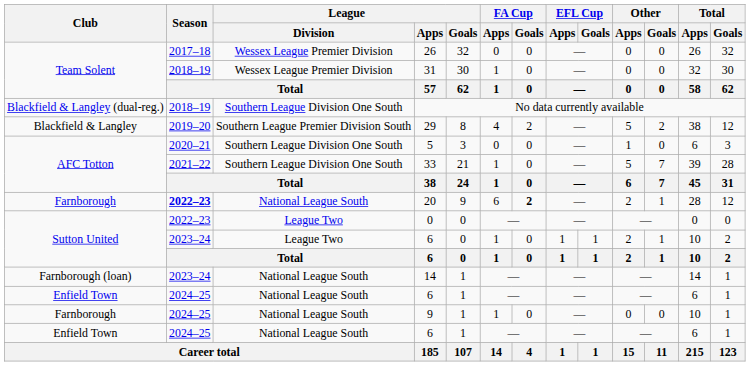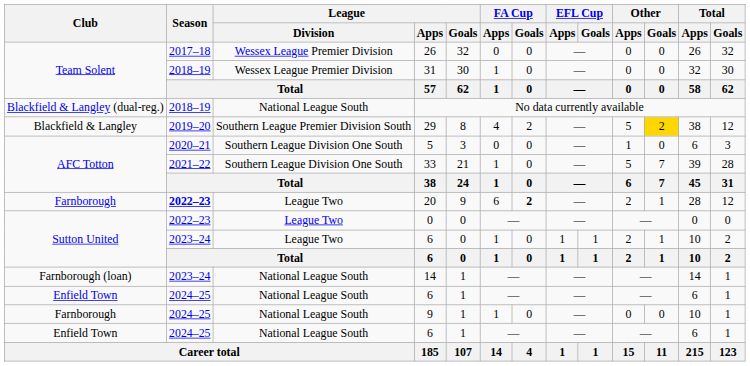(314, 107) Southern League Division One South -> (314, 107) National League South
(662, 126) no background -> (662, 126) gold background
(314, 201) National League South -> (314, 201) League Two
